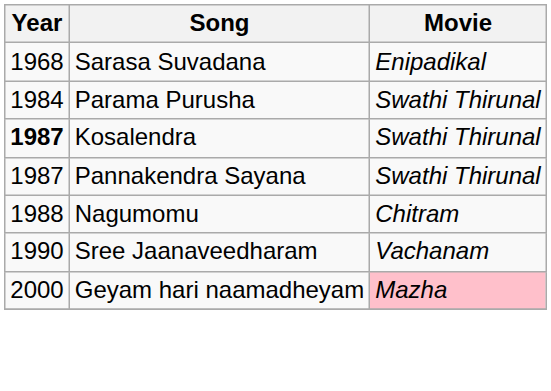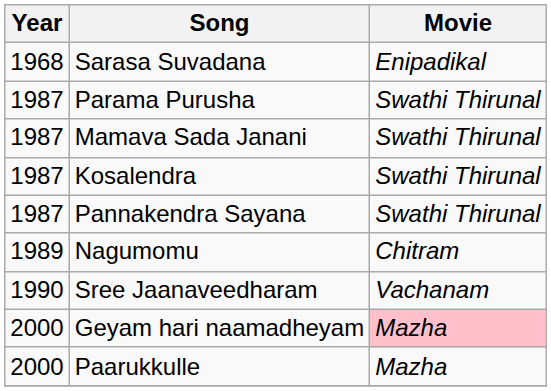(37, 99) 1984 -> (37, 99) 1987
+ row: (191, 137)
(37, 137) bold -> (37, 175) normal
(37, 213) 1988 -> (37, 251) 1989
+ row: (137, 366)
